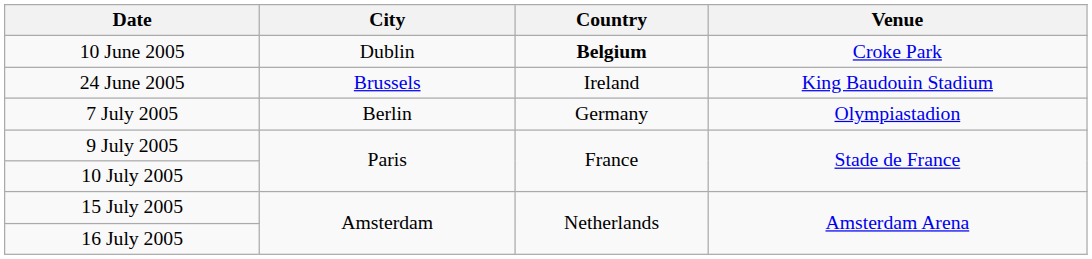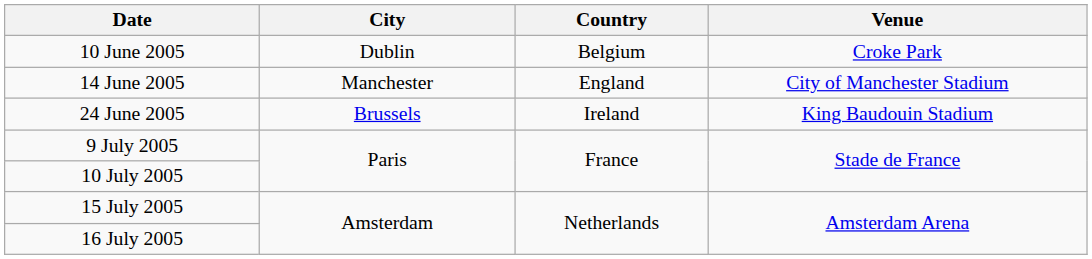(612, 51) bold -> (612, 51) normal
+ row: (132, 82)
- row: (132, 113)
